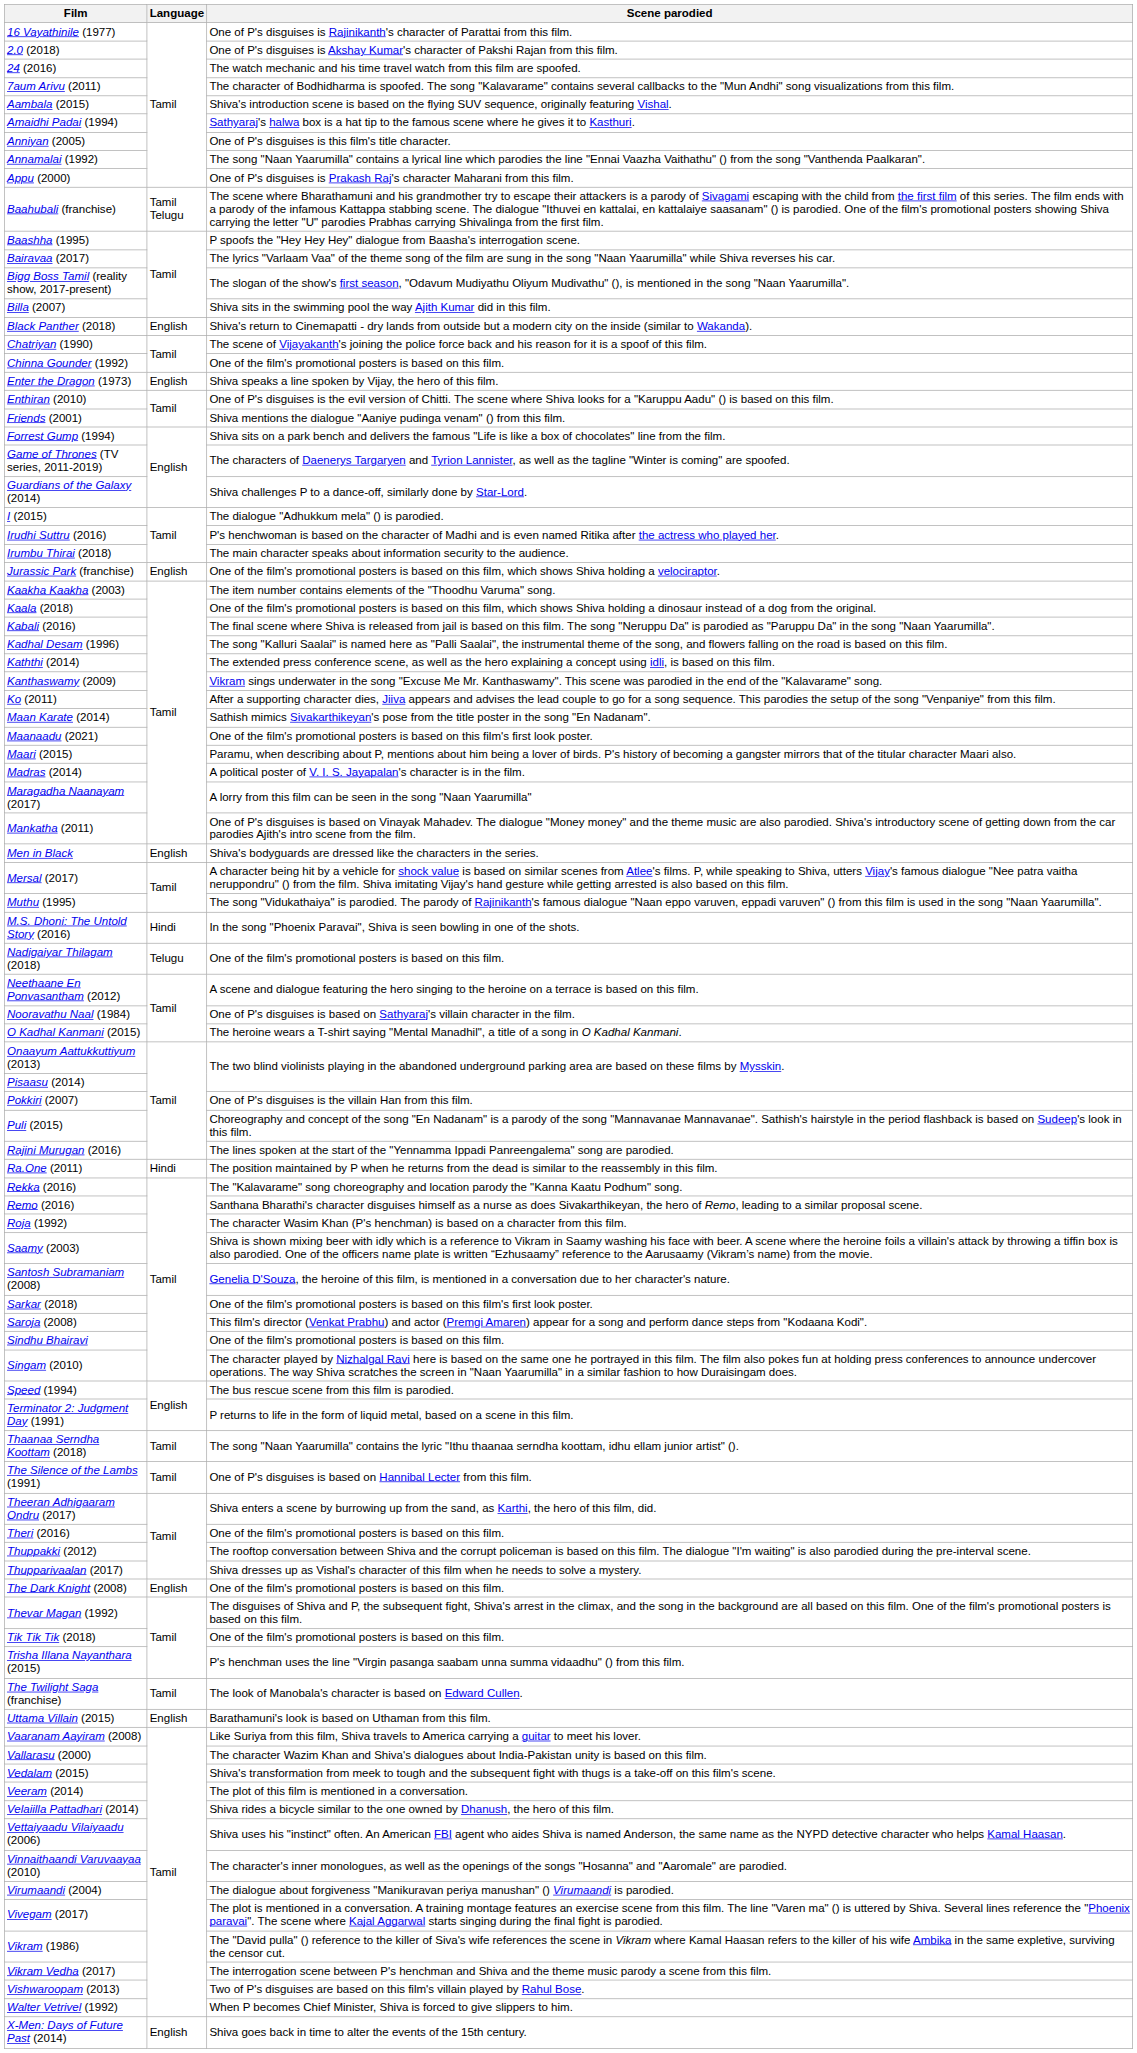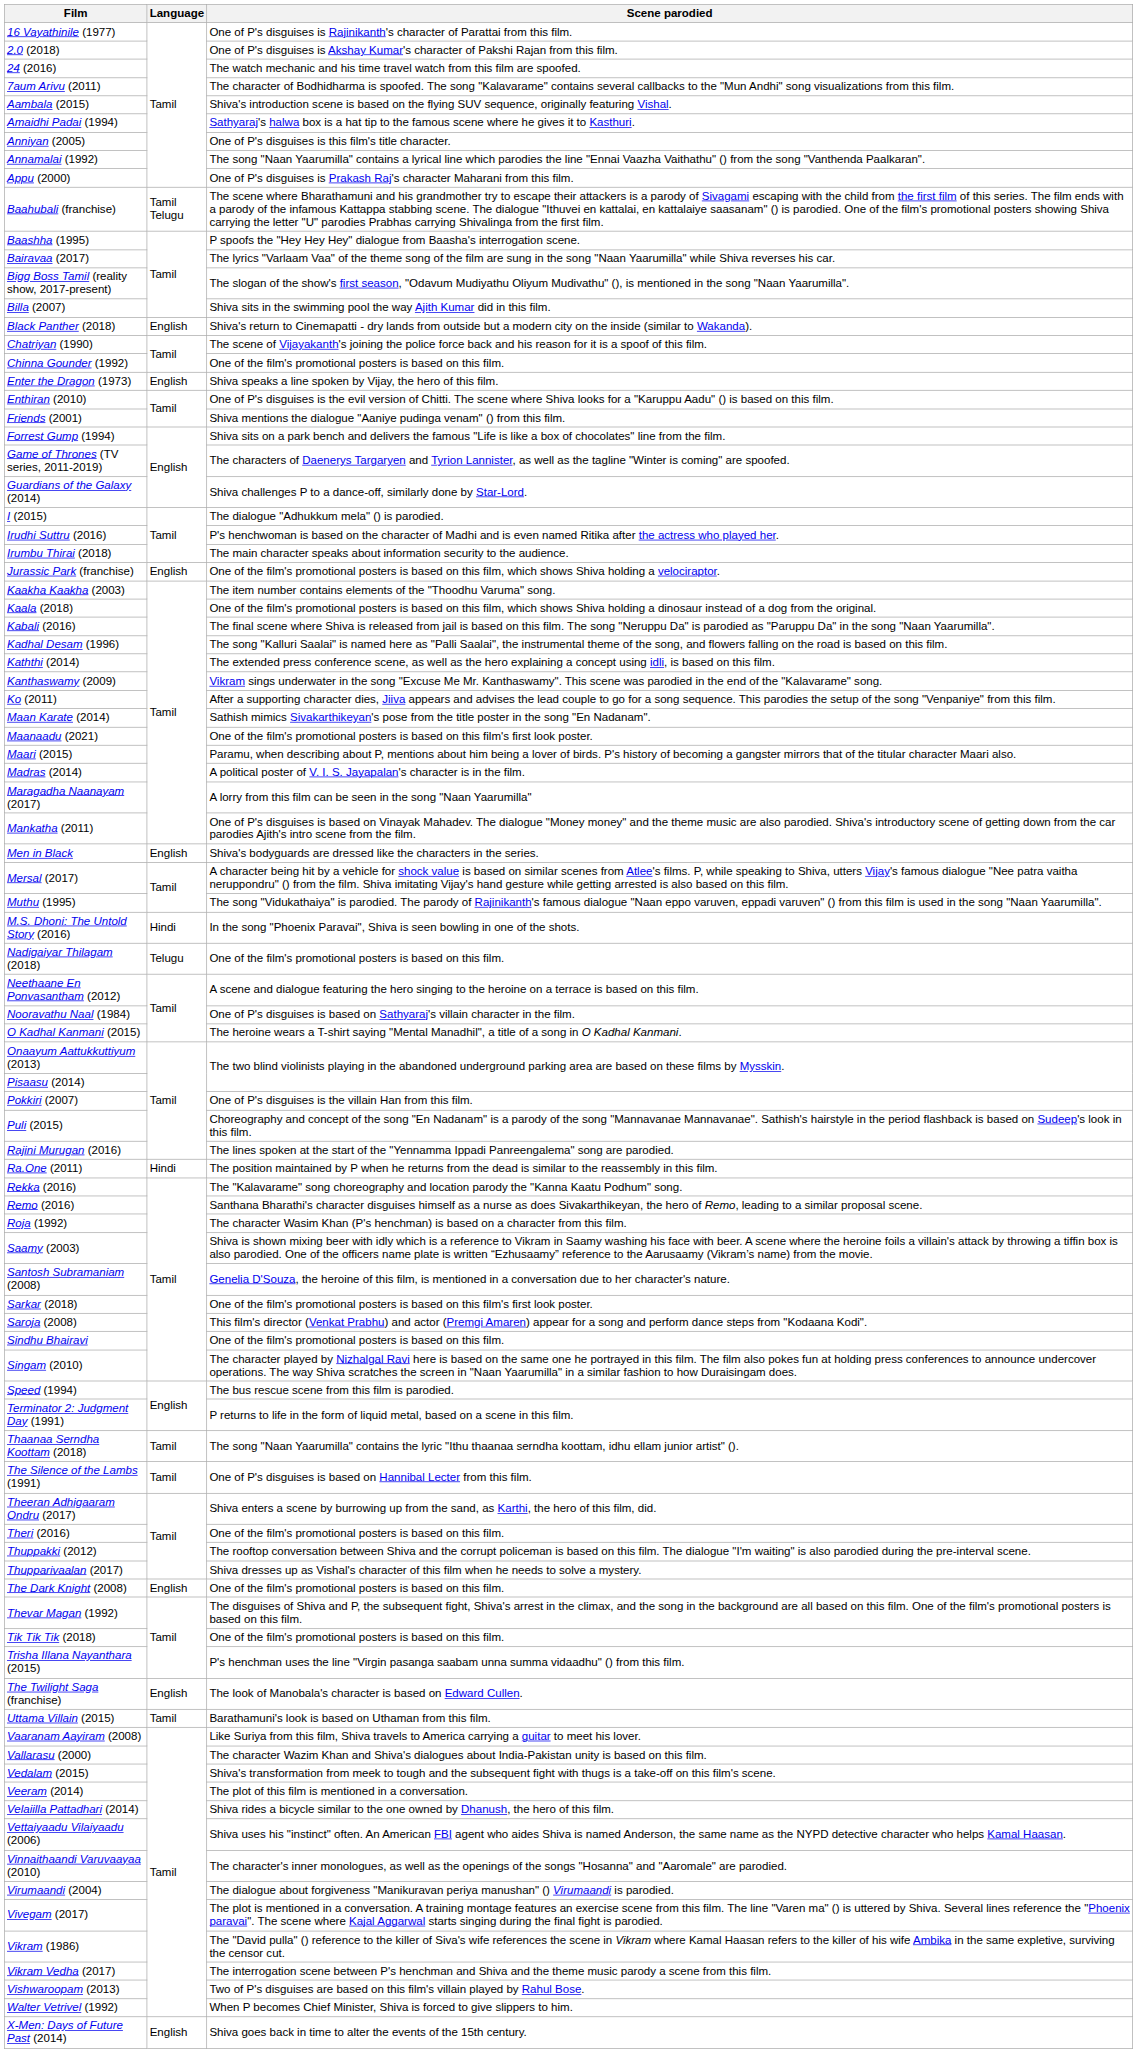(163, 1693) Tamil -> (169, 1693) English
(169, 1718) English -> (163, 1718) Tamil
